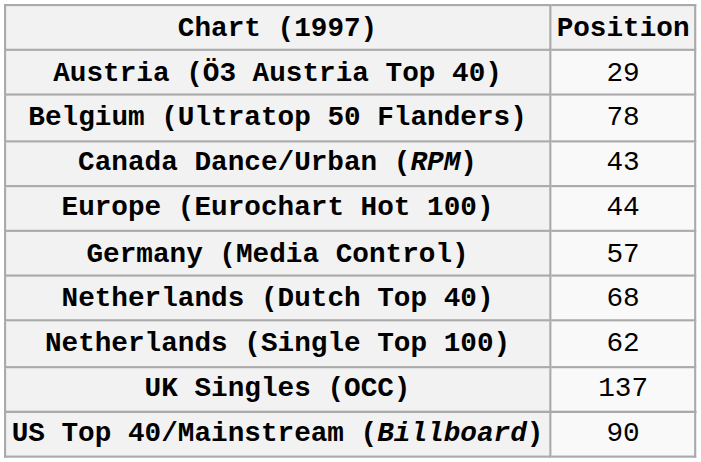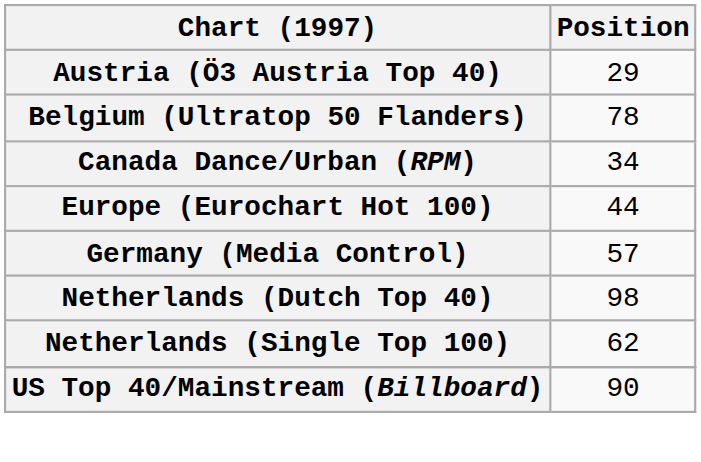(623, 163) 43 -> (623, 163) 34
(623, 298) 68 -> (623, 298) 98
- row: (278, 389)
